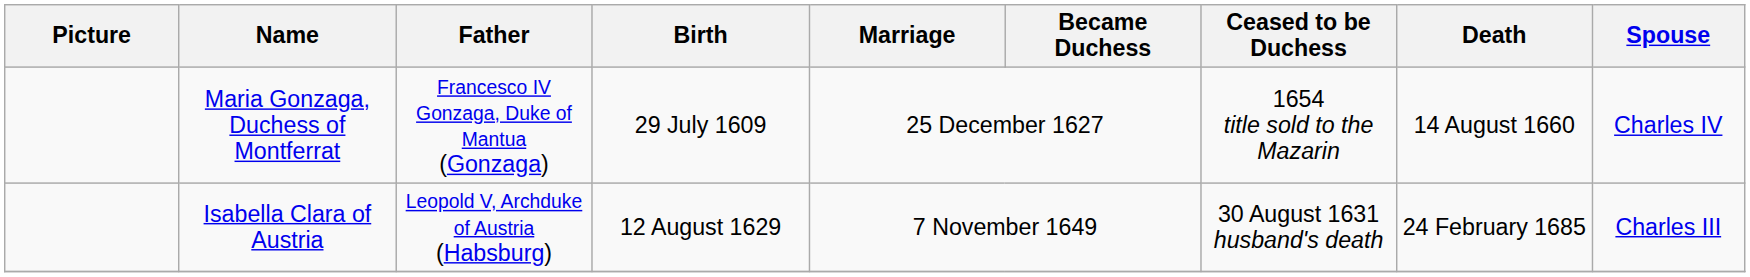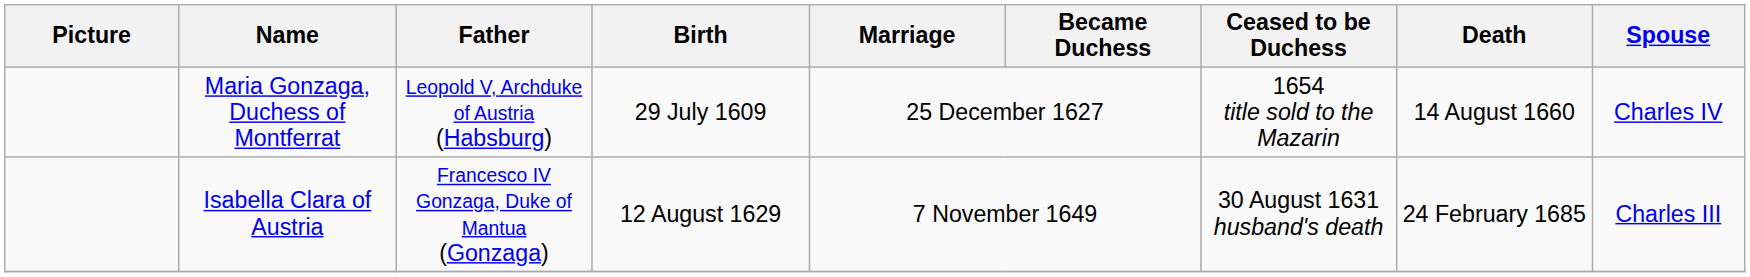(494, 126) Francesco IV Gonzaga, Duke of Mantua (Gonzaga) -> (494, 113) Leopold V, Archduke of Austria (Habsburg)
(494, 228) Leopold V, Archduke of Austria (Habsburg) -> (494, 215) Francesco IV Gonzaga, Duke of Mantua (Gonzaga)
